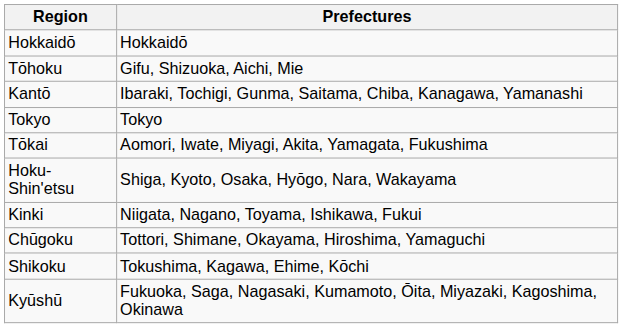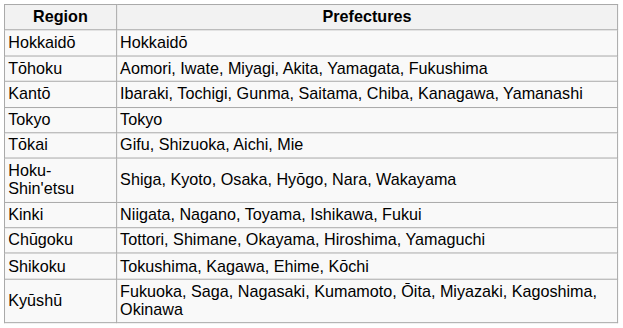(212, 68) Gifu, Shizuoka, Aichi, Mie -> (304, 68) Aomori, Iwate, Miyagi, Akita, Yamagata, Fukushima
(304, 145) Aomori, Iwate, Miyagi, Akita, Yamagata, Fukushima -> (212, 145) Gifu, Shizuoka, Aichi, Mie
